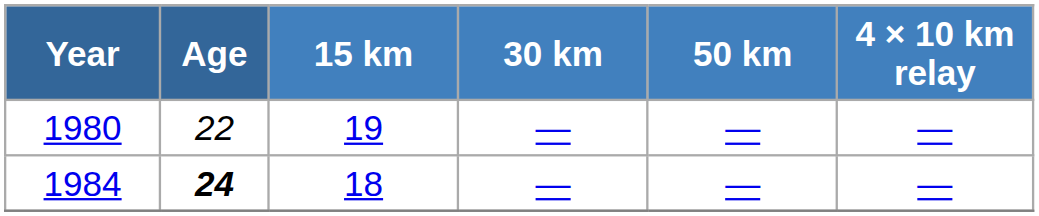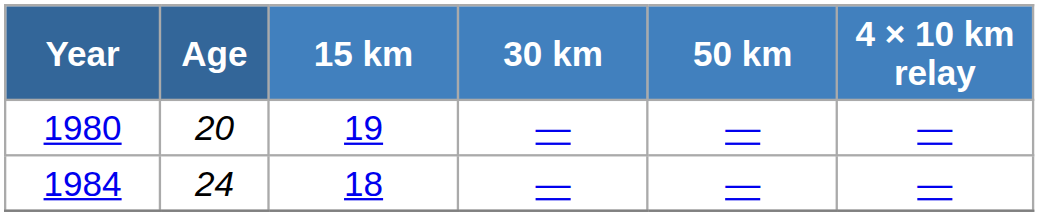(214, 128) 22 -> (214, 128) 20
(214, 184) bold -> (214, 184) normal
